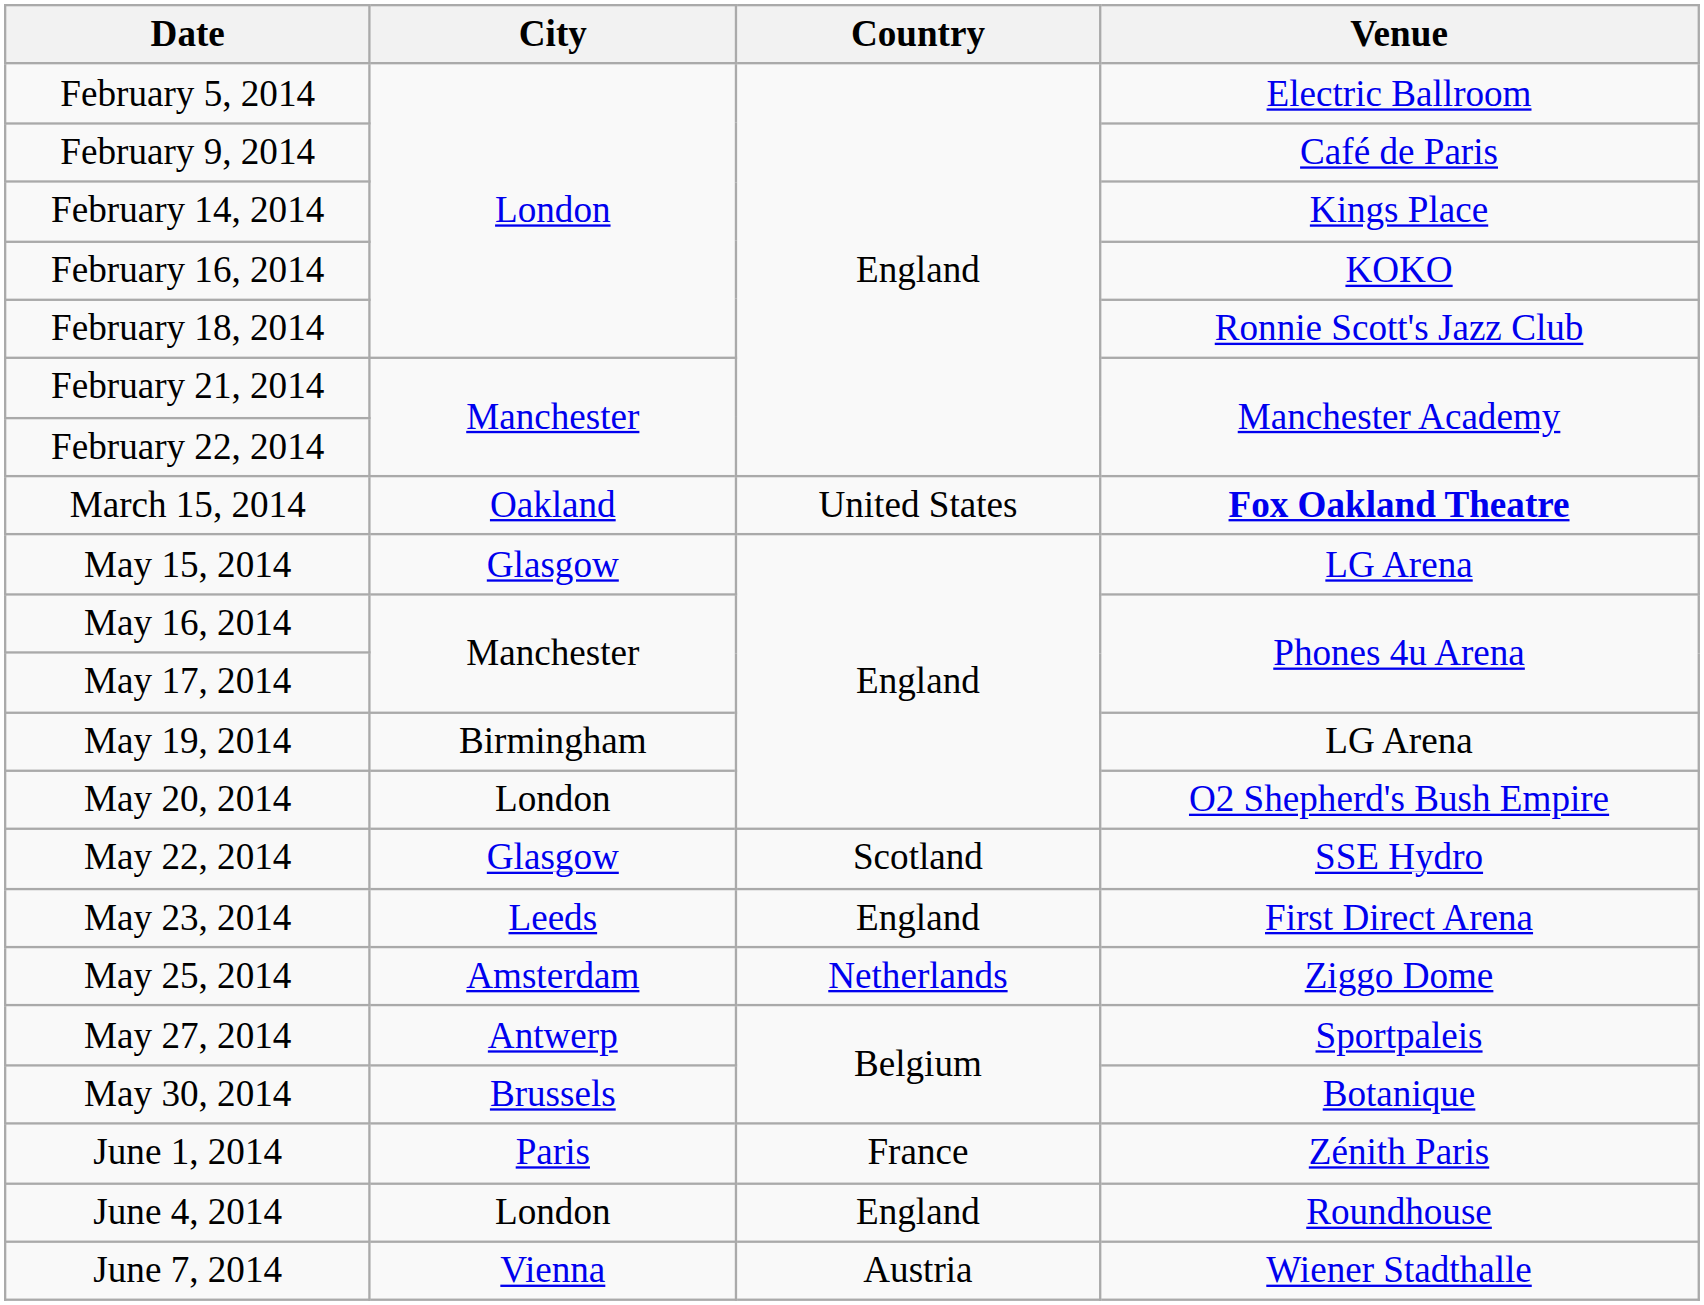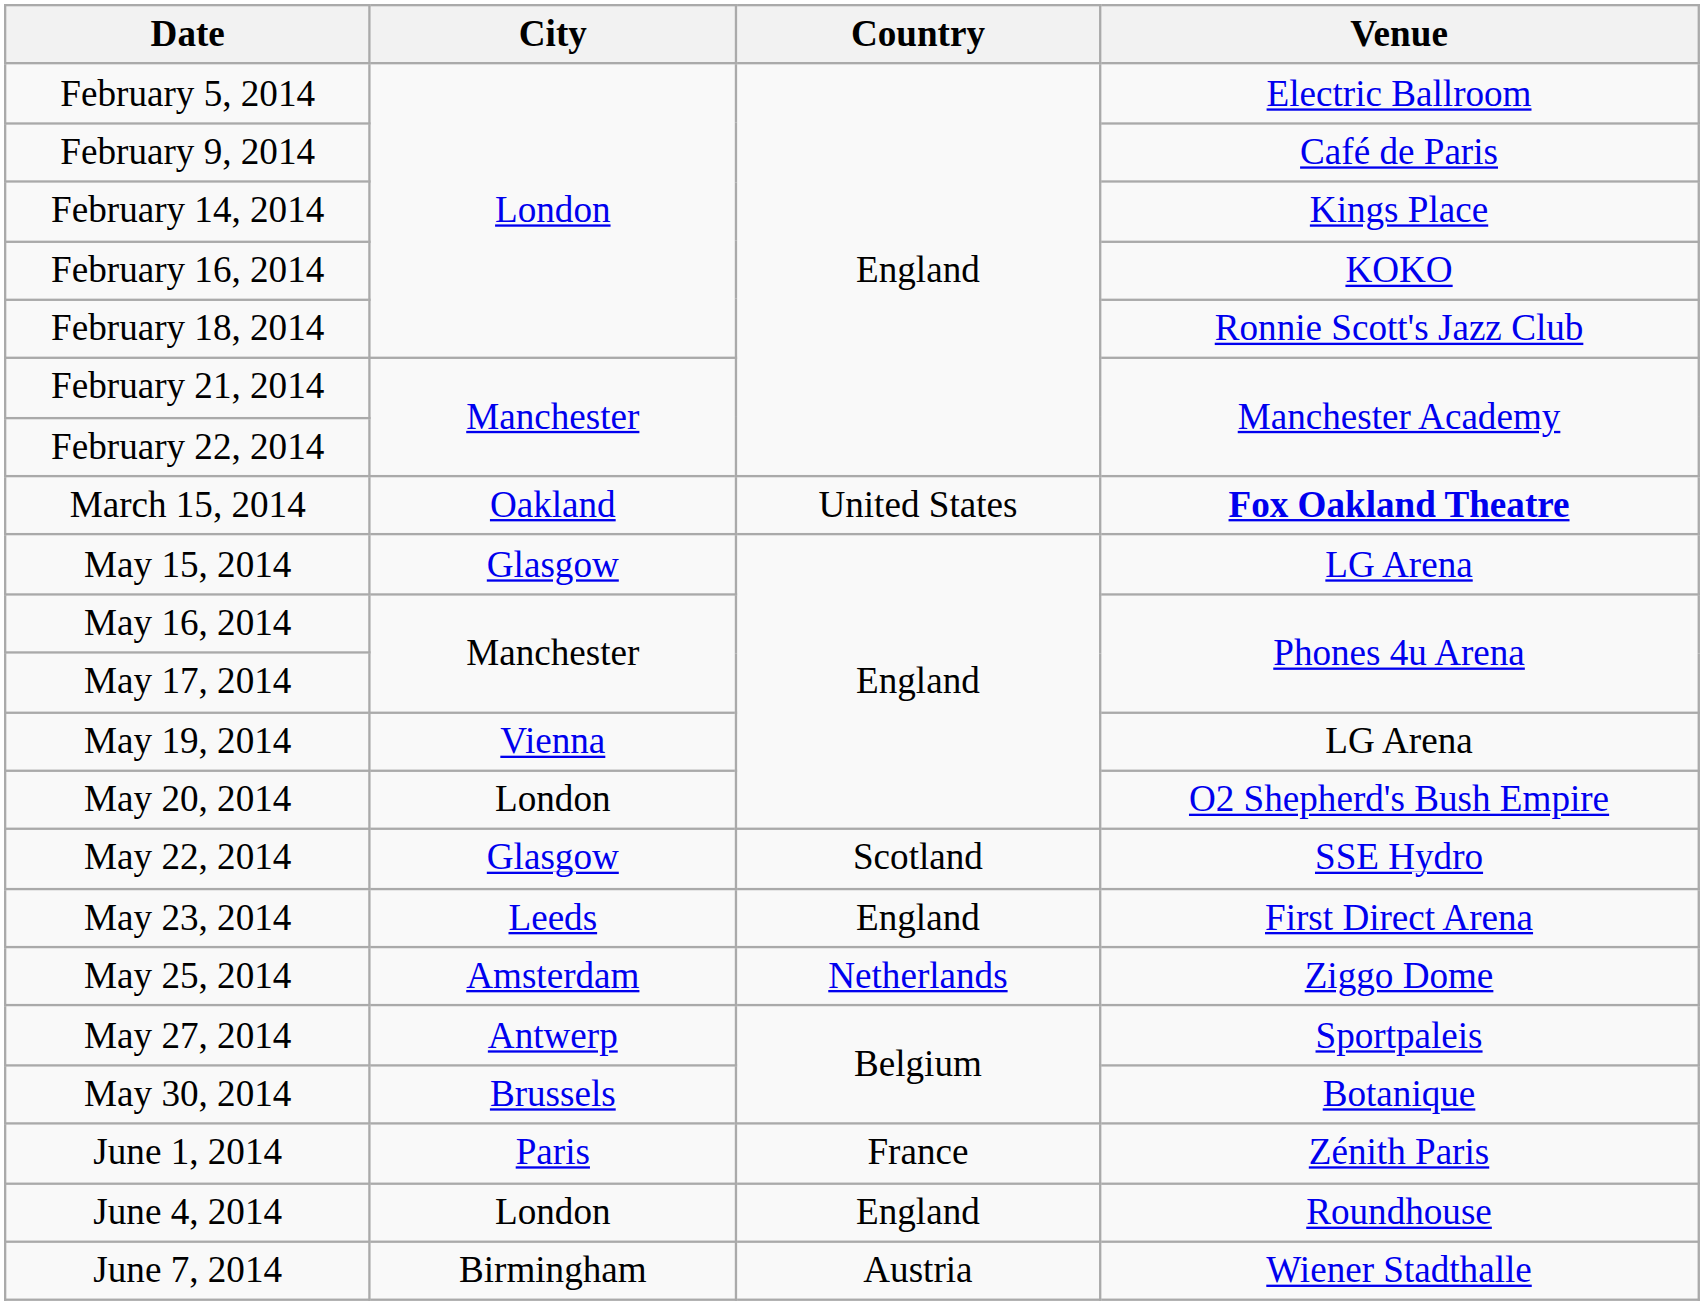(553, 740) Birmingham -> (553, 740) Vienna
(553, 1270) Vienna -> (553, 1270) Birmingham
